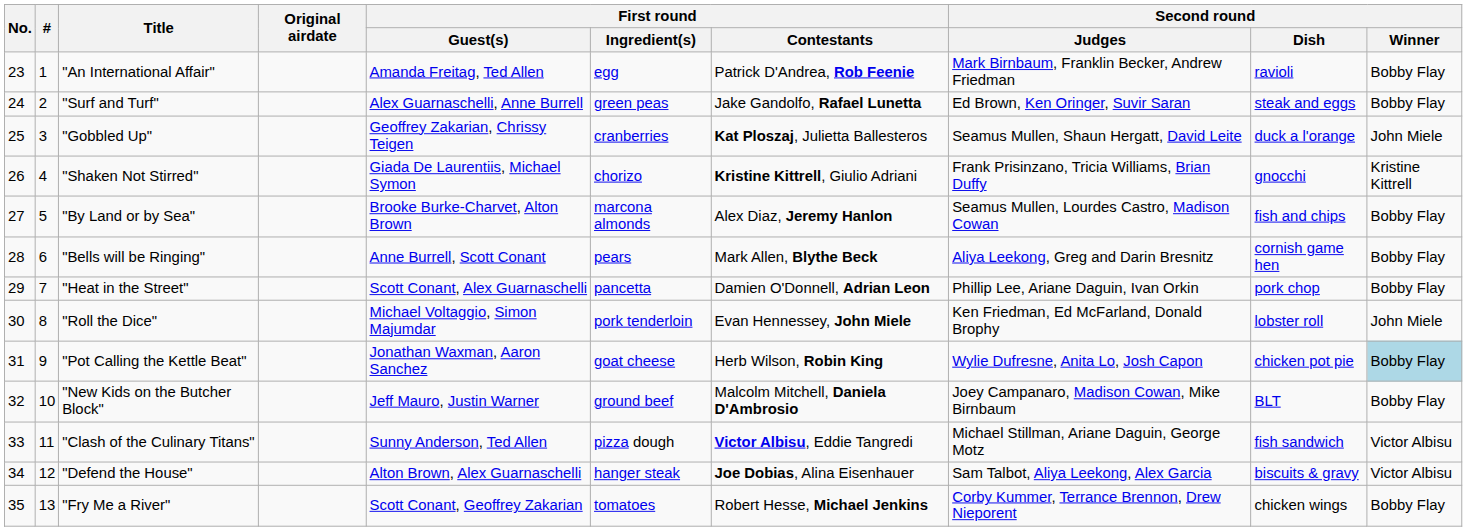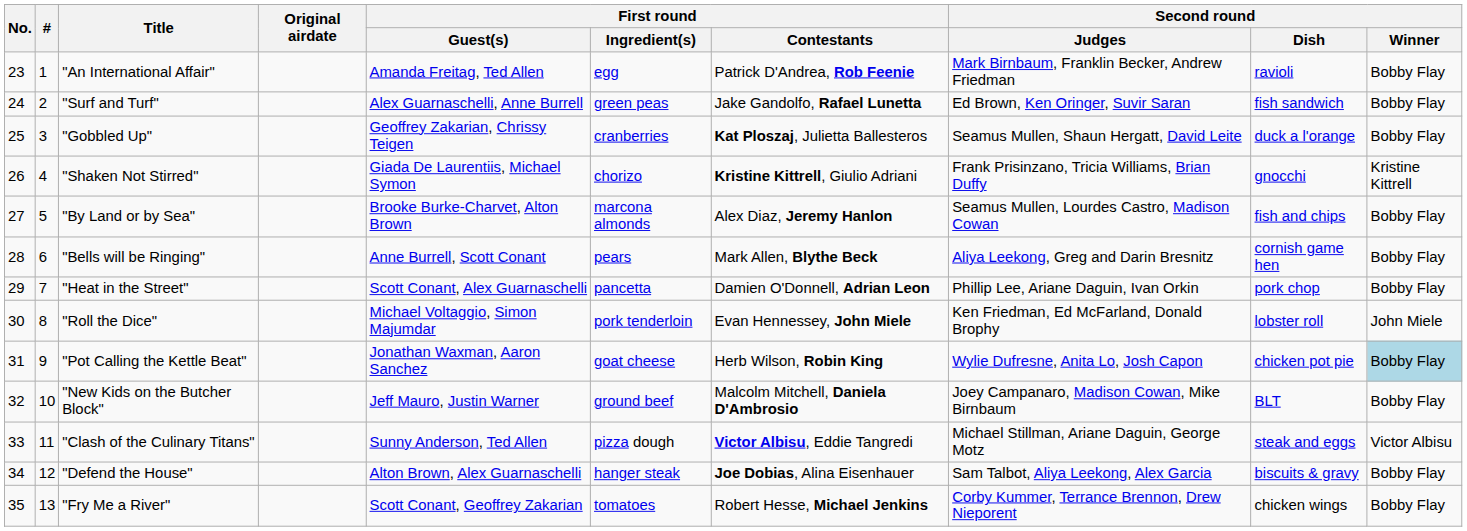(1305, 103) steak and eggs -> (1299, 103) fish sandwich
(1406, 135) John Miele -> (1408, 135) Bobby Flay
(1299, 441) fish sandwich -> (1305, 441) steak and eggs
(1411, 473) Victor Albisu -> (1408, 473) Bobby Flay
